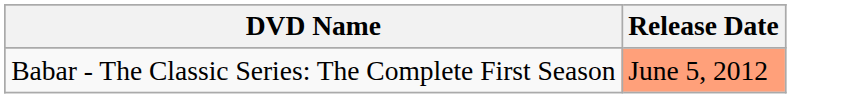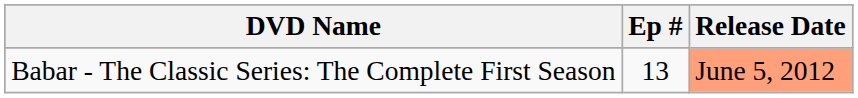+ column: (655, 26)
